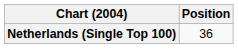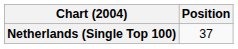(206, 33) 36 -> (206, 33) 37
